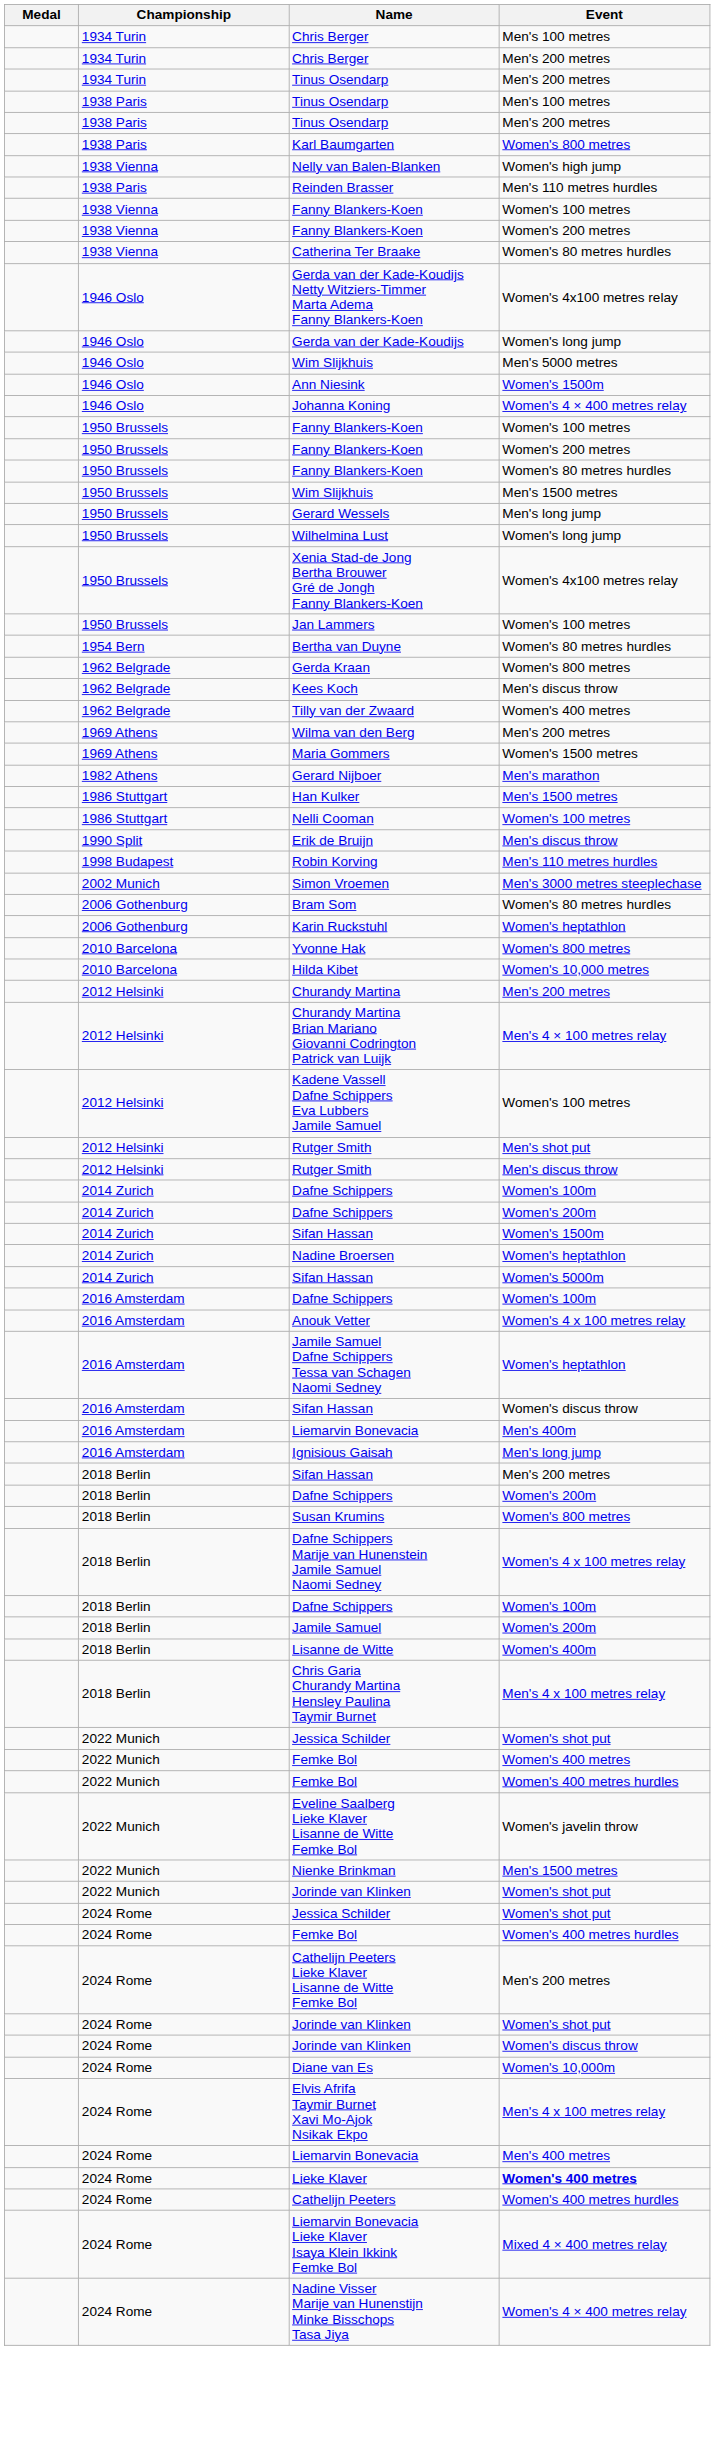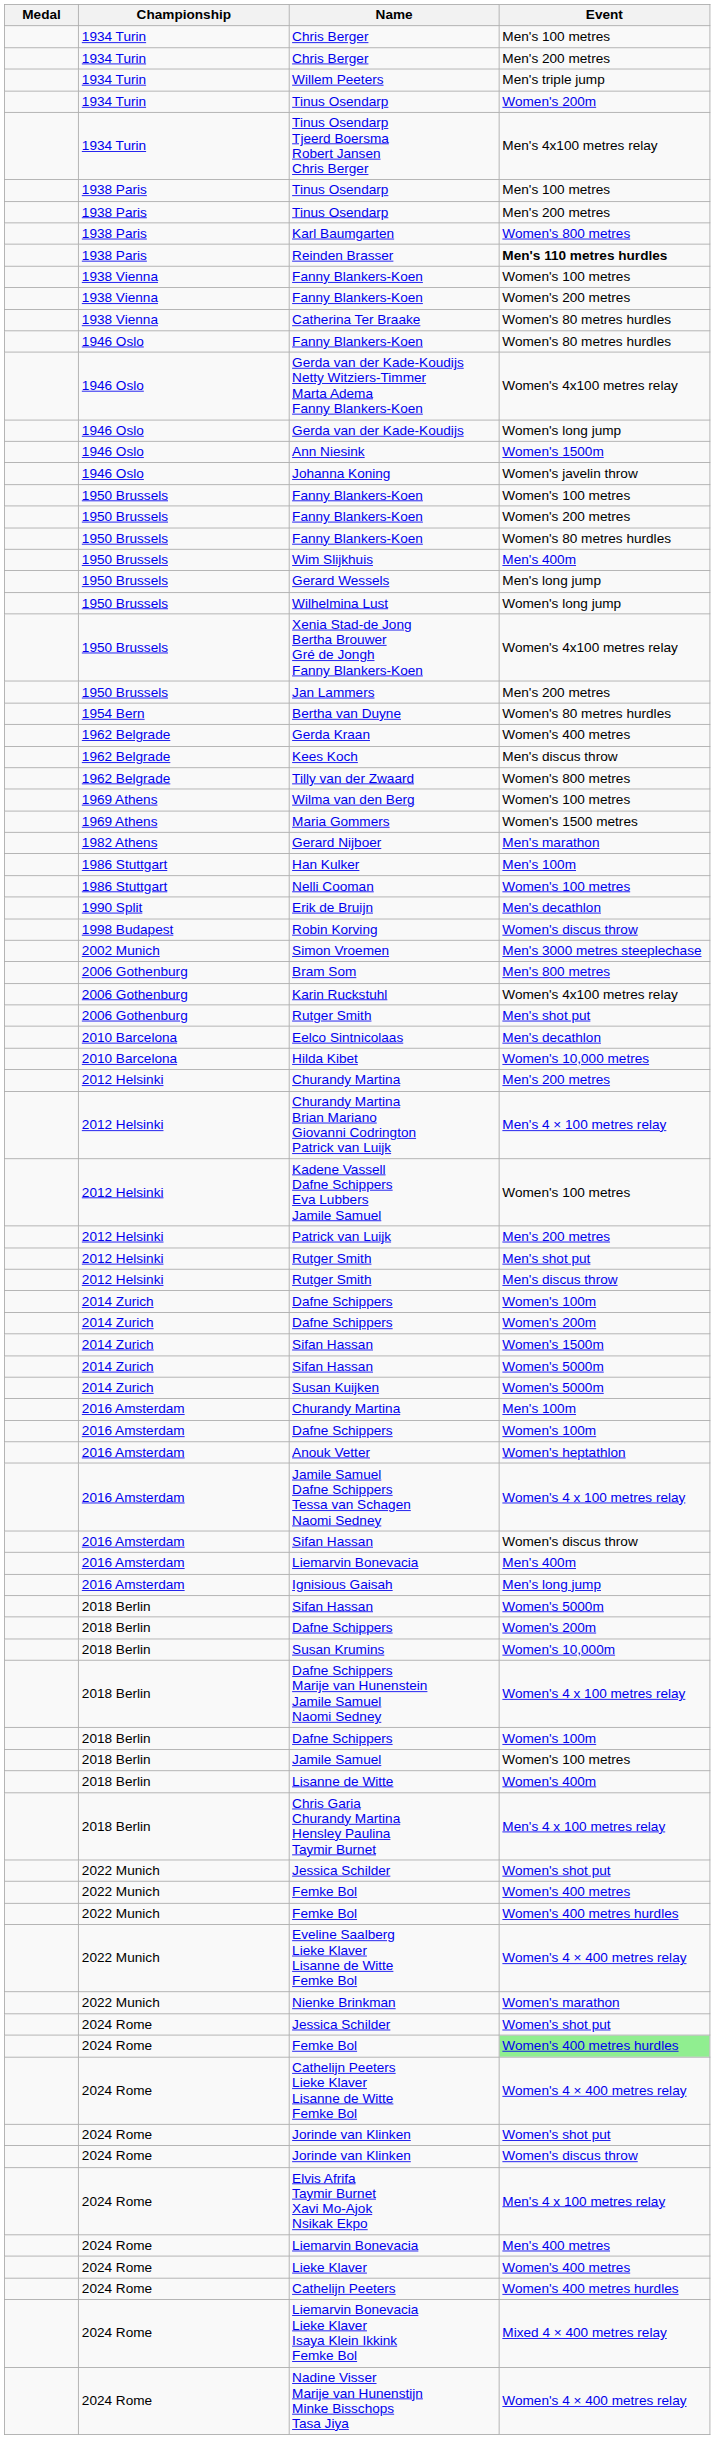+ row: (114, 79)
(556, 79) Men's 200 metres -> (549, 101) Women's 200m
+ row: (114, 146)
- row: (120, 166)
(580, 187) normal -> (585, 255) bold
+ row: (113, 341)
- row: (113, 363)
(594, 406) Women's 4 × 400 metres relay -> (570, 473) Women's javelin throw
(560, 492) Men's 1500 metres -> (539, 560) Men's 400m
(566, 624) Women's 100 metres -> (556, 692) Men's 200 metres
(566, 667) Women's 800 metres -> (566, 735) Women's 400 metres
(566, 711) Women's 400 metres -> (566, 778) Women's 800 metres
(556, 732) Men's 200 metres -> (566, 800) Women's 100 metres
(560, 797) Men's 1500 metres -> (539, 864) Men's 100m
(560, 840) Men's discus throw -> (552, 907) Men's decathlon
(580, 861) Men's 110 metres hurdles -> (570, 929) Women's discus throw
(587, 905) Women's 80 metres hurdles -> (556, 972) Men's 800 metres
(564, 926) Women's heptathlon -> (590, 994) Women's 4x100 metres relay
+ row: (135, 1015)
- row: (129, 948)
+ row: (129, 1037)
+ row: (123, 1236)
- row: (118, 1255)
+ row: (118, 1387)
+ row: (133, 1409)
(594, 1320) Women's 4 x 100 metres relay -> (564, 1452) Women's heptathlon
(564, 1364) Women's heptathlon -> (594, 1497) Women's 4 x 100 metres relay
(556, 1474) Men's 200 metres -> (553, 1606) Women's 5000m
(566, 1517) Women's 800 metres -> (559, 1649) Women's 10,000m
(549, 1627) Women's 200m -> (566, 1760) Women's 100 metres
(570, 1826) Women's javelin throw -> (594, 1958) Women's 4 × 400 metres relay
(560, 1870) Men's 1500 metres -> (561, 2002) Women's marathon
- row: (121, 1892)
(590, 1935) no background -> (590, 2046) lightgreen background
(556, 1979) Men's 200 metres -> (594, 2090) Women's 4 × 400 metres relay
- row: (117, 2067)
(570, 2178) bold -> (566, 2267) normal
